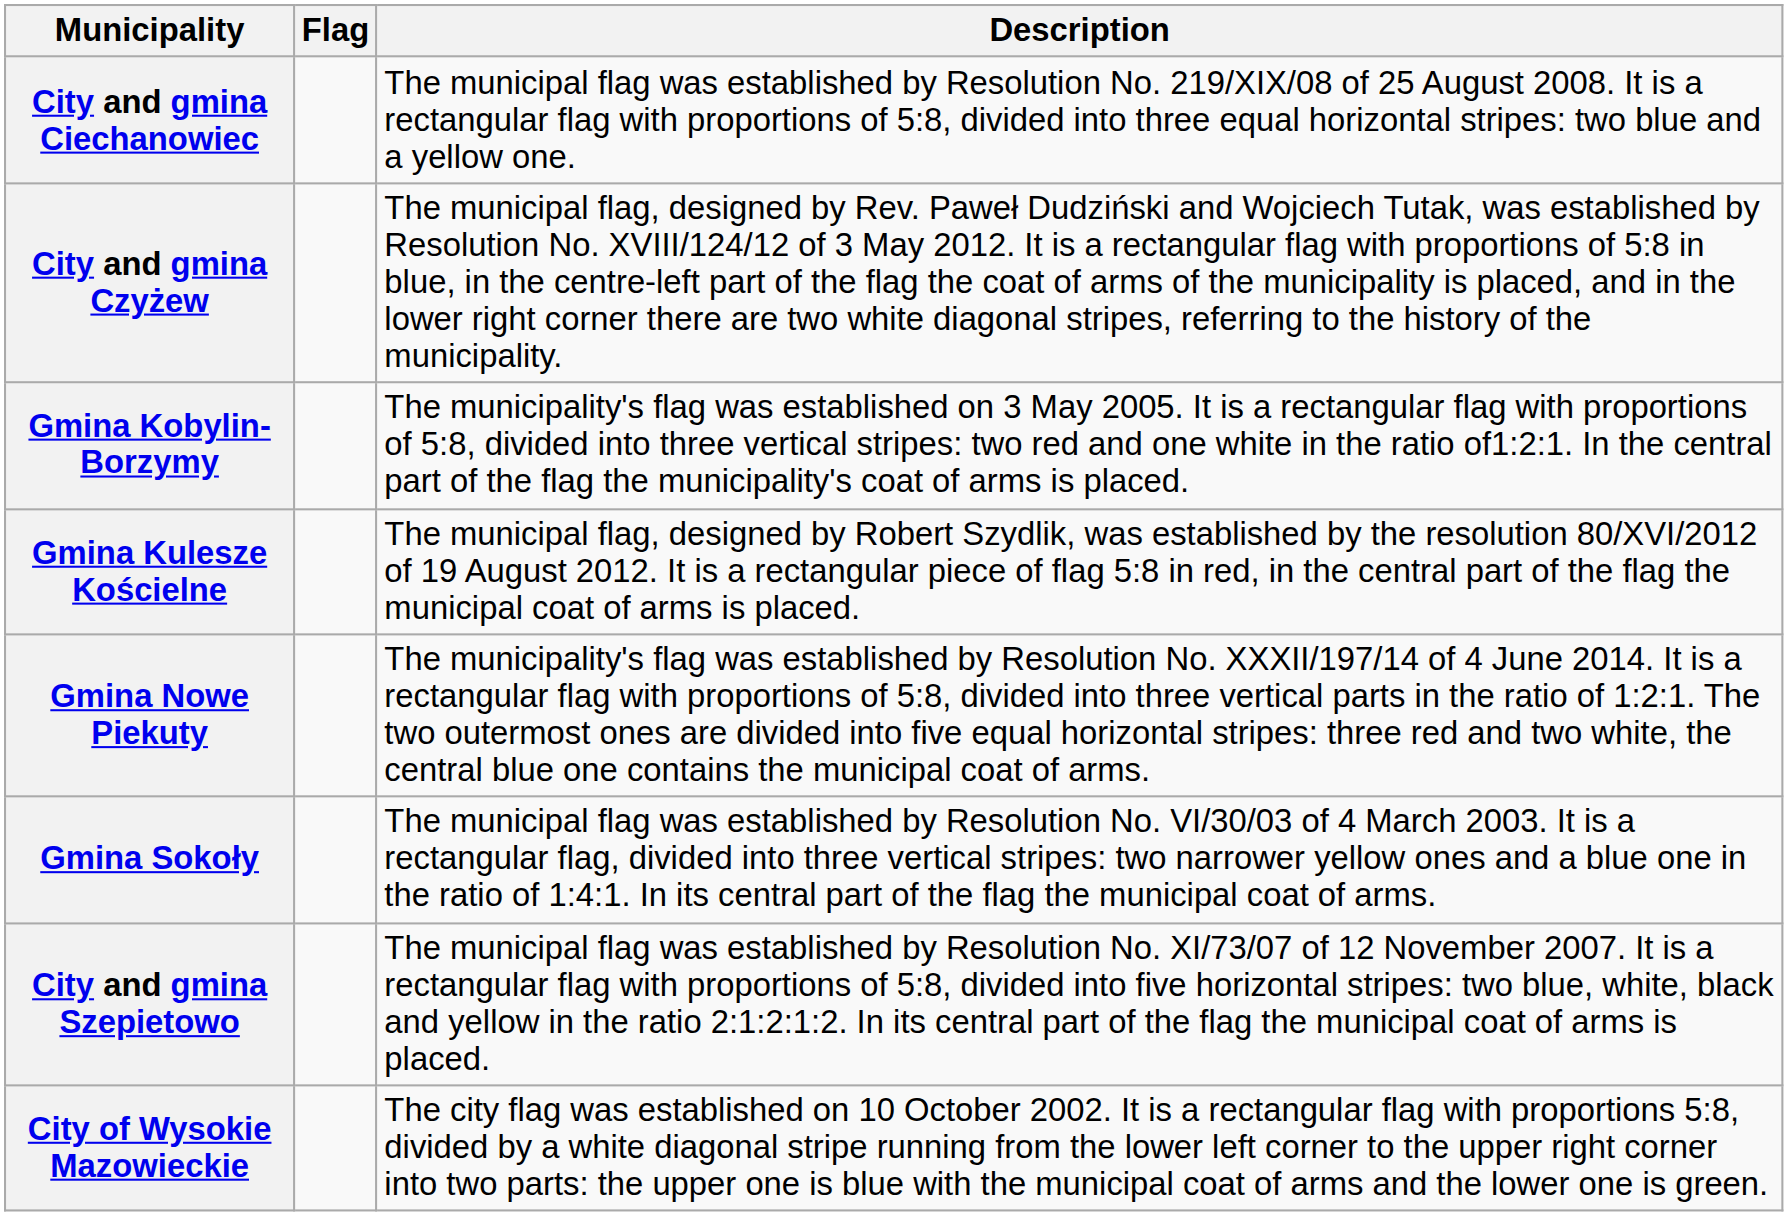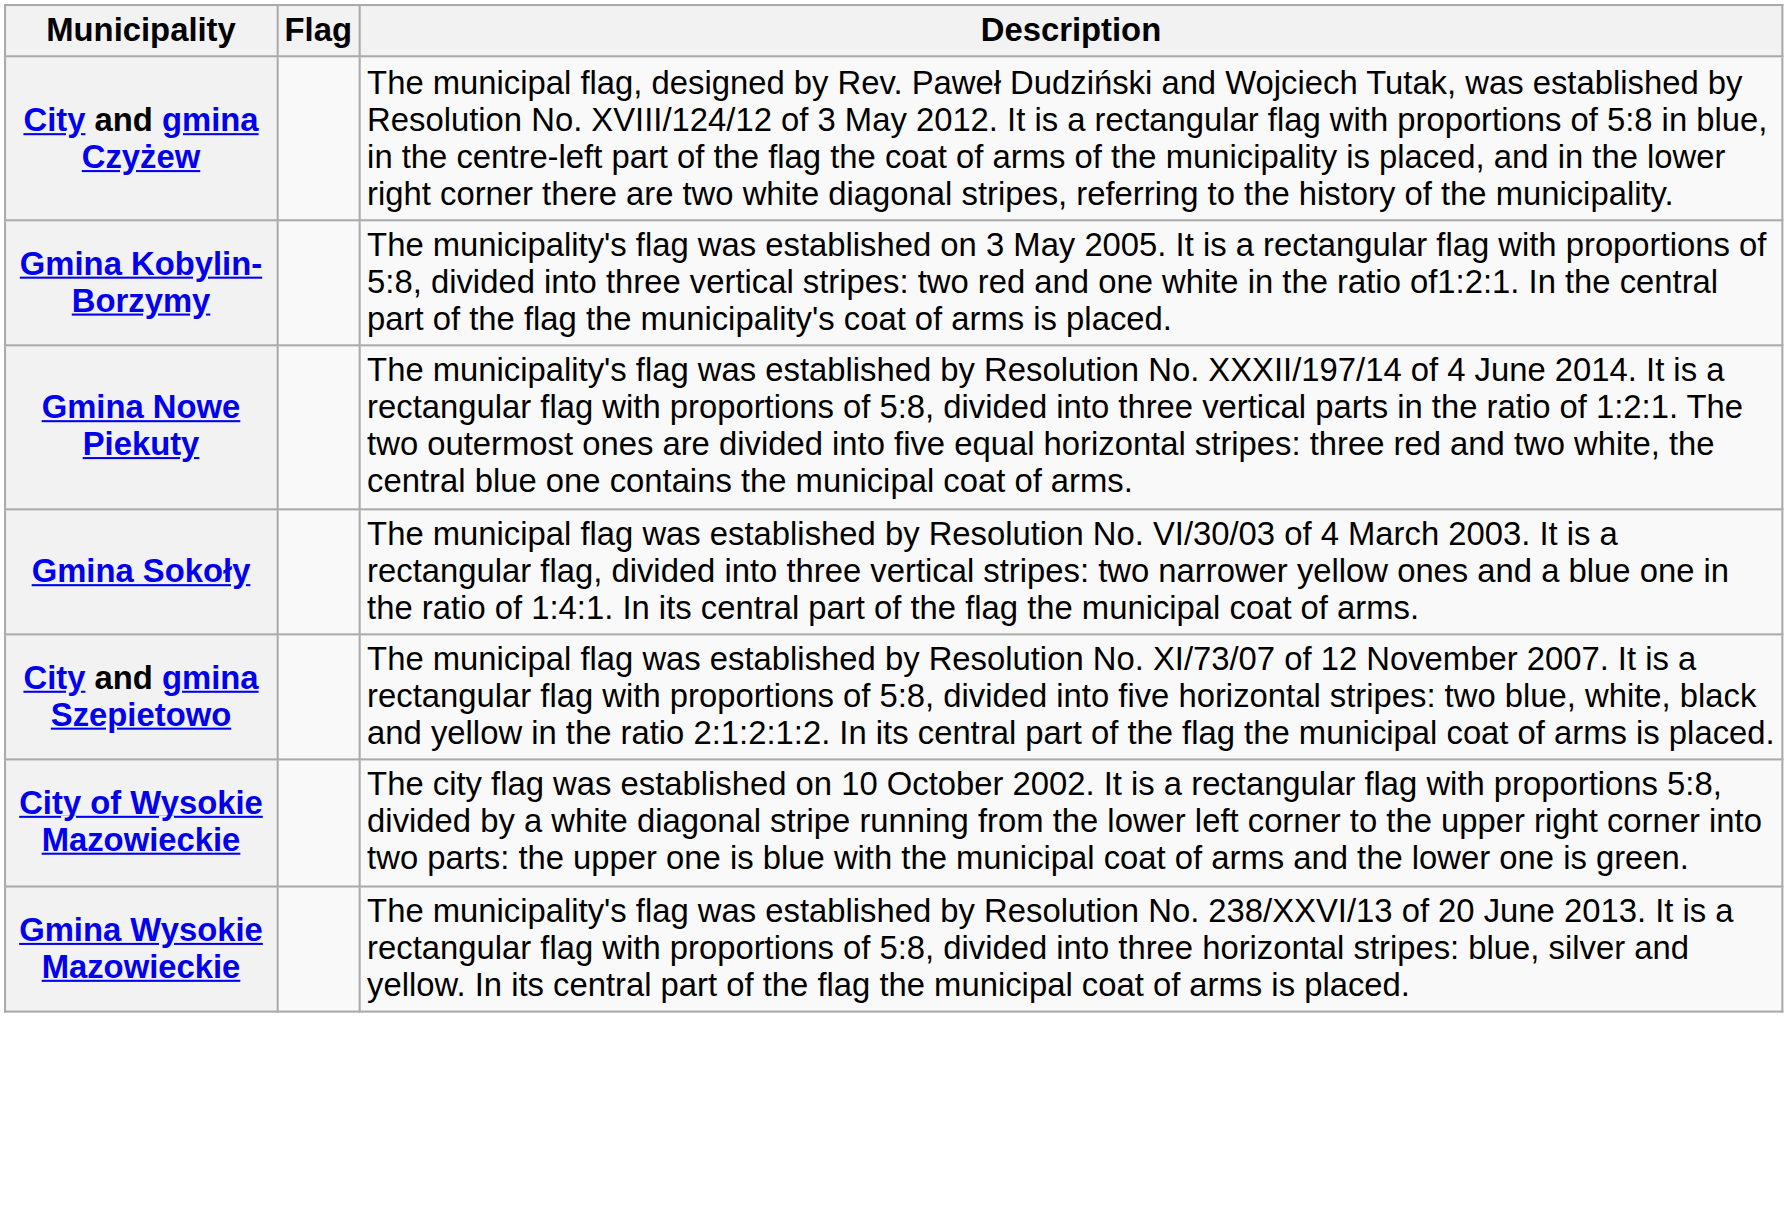- row: (150, 119)
- row: (150, 570)
+ row: (141, 948)
